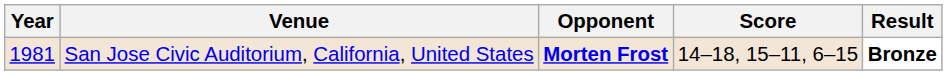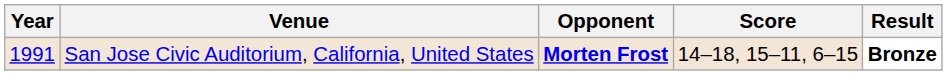(32, 54) 1981 -> (32, 54) 1991
